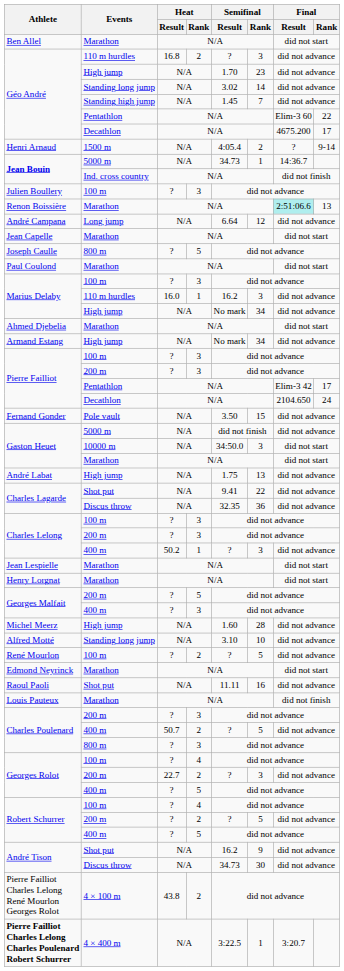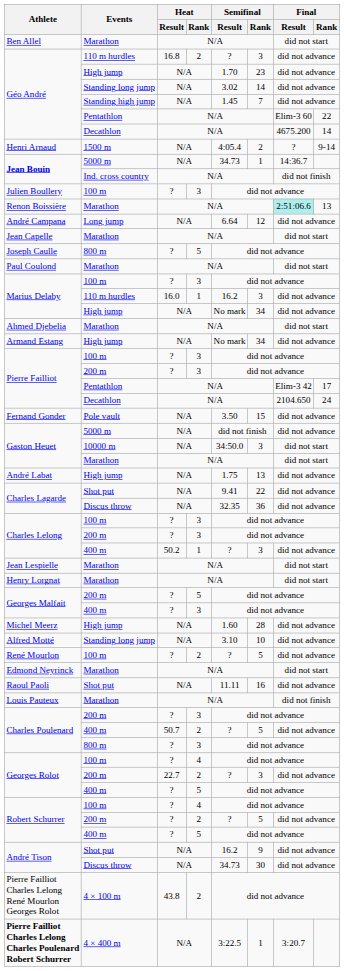(327, 132) 17 -> (327, 132) 14
